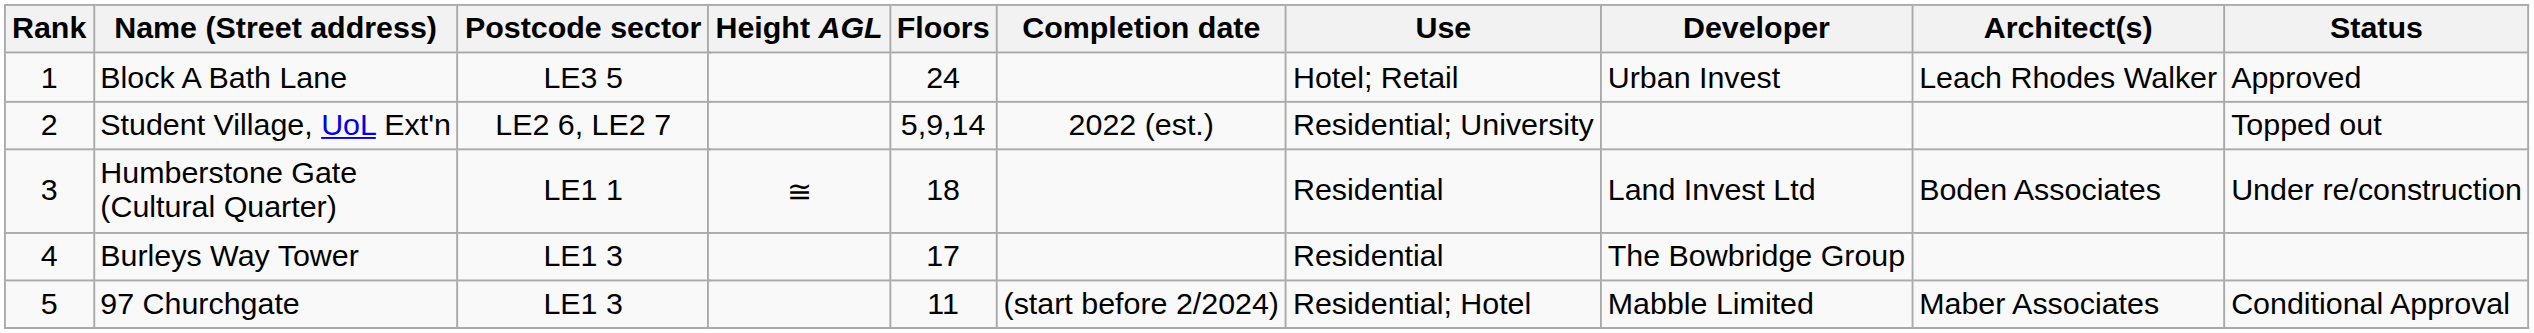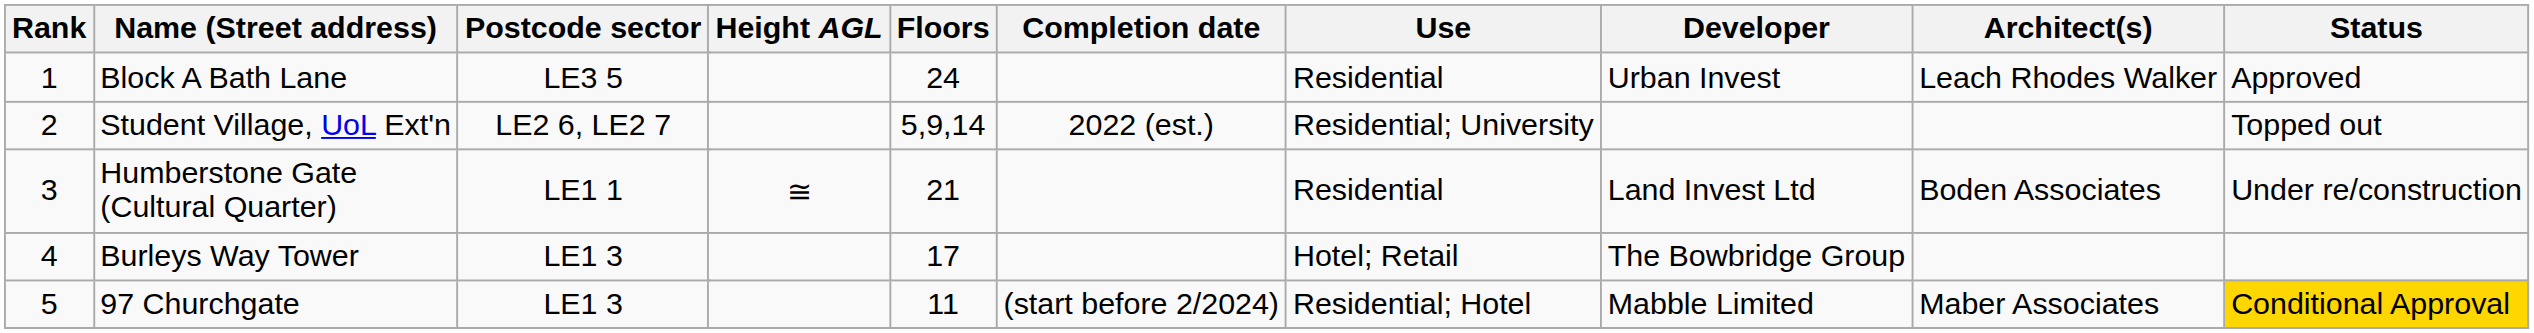(1376, 76) Hotel; Retail -> (1368, 76) Residential
(943, 190) 18 -> (943, 190) 21
(1368, 255) Residential -> (1376, 255) Hotel; Retail
(2371, 303) no background -> (2371, 303) gold background
